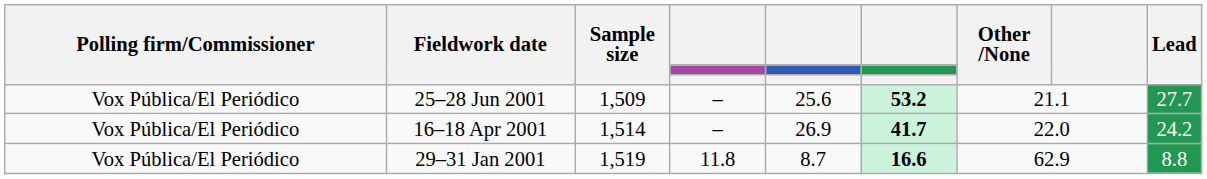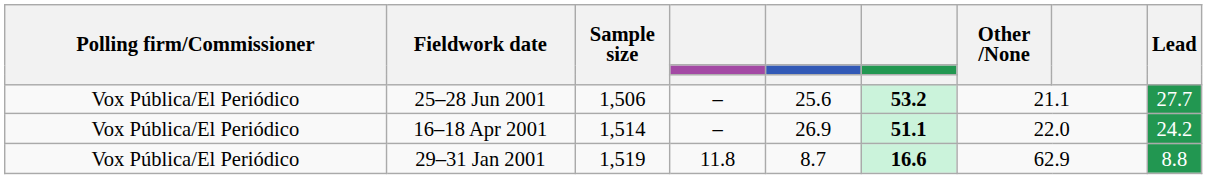(622, 99) 1,509 -> (622, 99) 1,506
(909, 129) 41.7 -> (909, 129) 51.1
